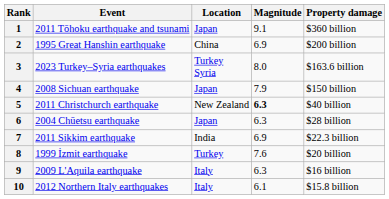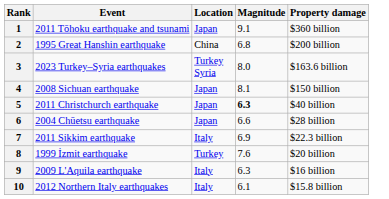(260, 45) 6.9 -> (244, 45) 6.8
(260, 89) 7.9 -> (244, 89) 8.1
(222, 105) New Zealand -> (206, 105) Japan
(260, 121) 6.3 -> (244, 121) 6.6
(205, 137) India -> (204, 137) Italy
